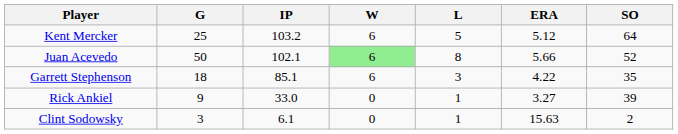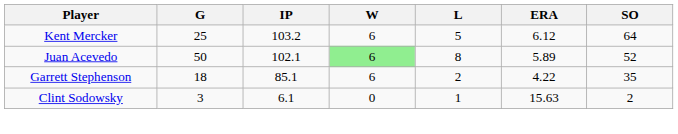(544, 35) 5.12 -> (544, 35) 6.12
(544, 56) 5.66 -> (544, 56) 5.89
(458, 77) 3 -> (458, 77) 2
- row: (81, 98)
